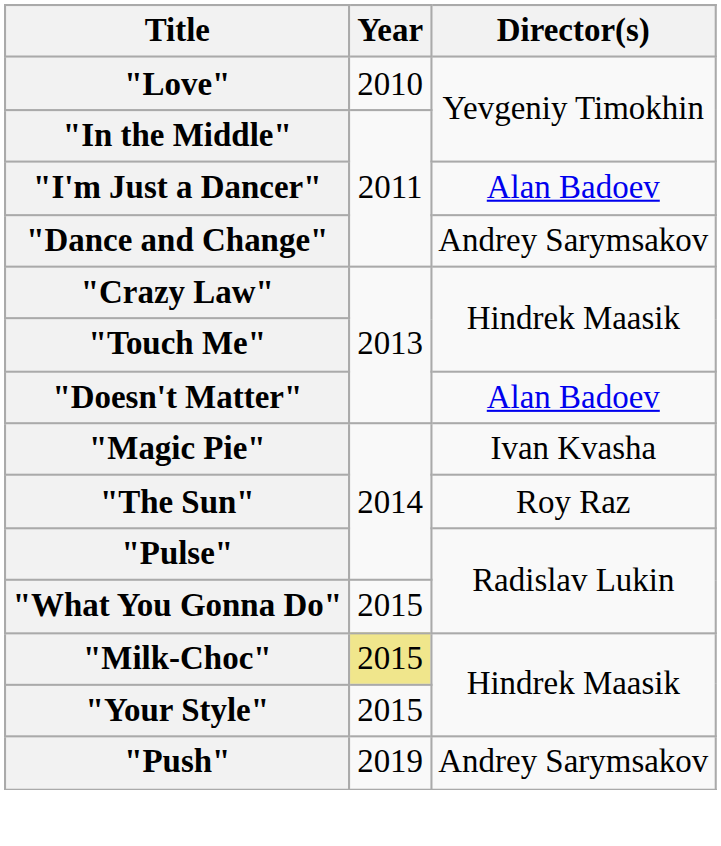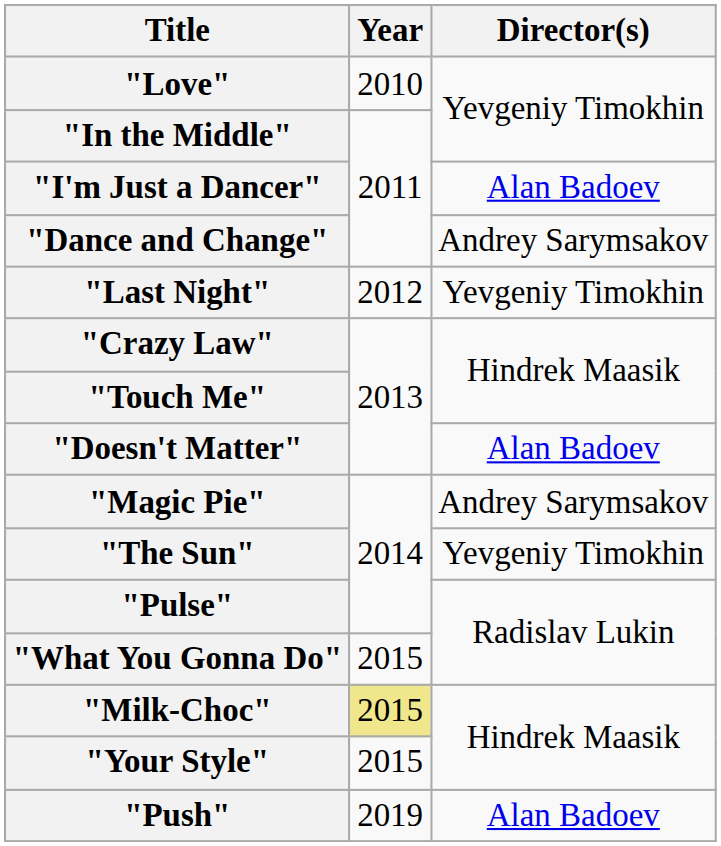+ row: (177, 291)
(573, 448) Ivan Kvasha -> (573, 501) Andrey Sarymsakov
(573, 501) Roy Raz -> (573, 553) Yevgeniy Timokhin
(573, 762) Andrey Sarymsakov -> (573, 814) Alan Badoev
